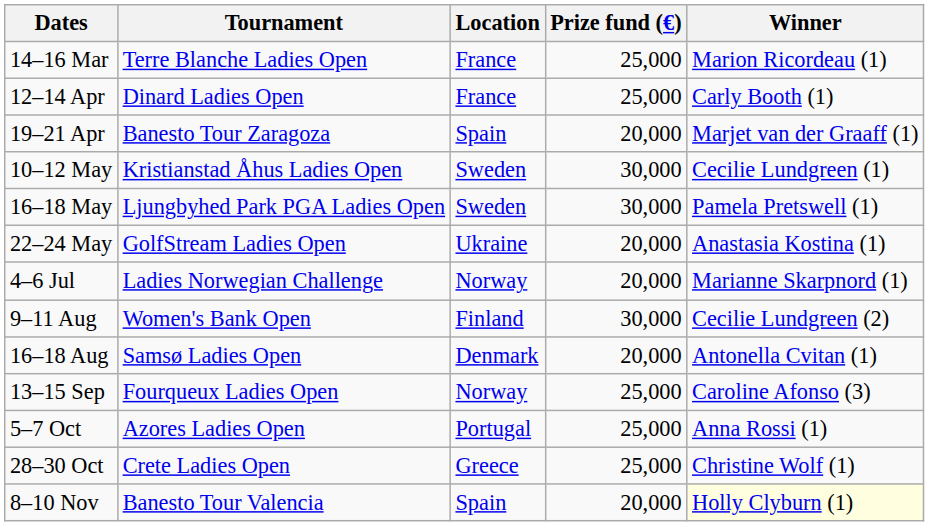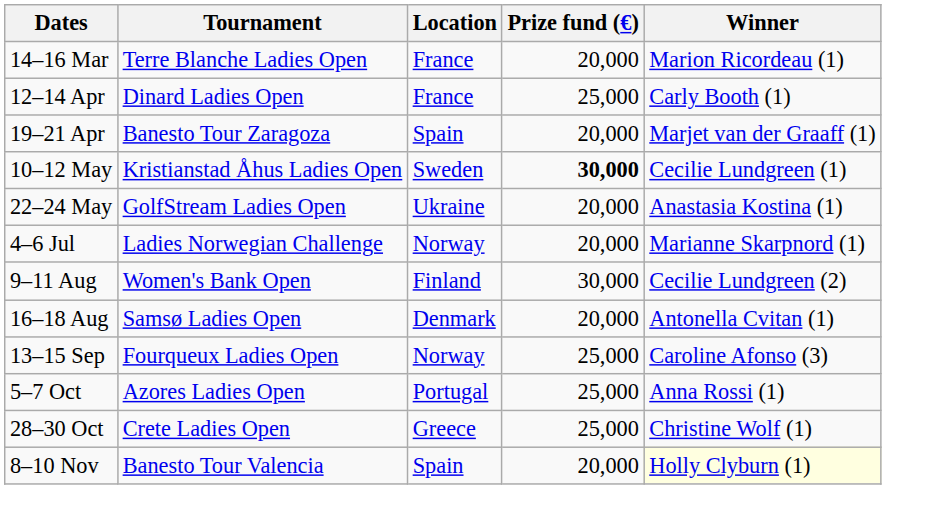(651, 59) 25,000 -> (608, 59) 20,000
(651, 170) normal -> (608, 170) bold
- row: (61, 207)
